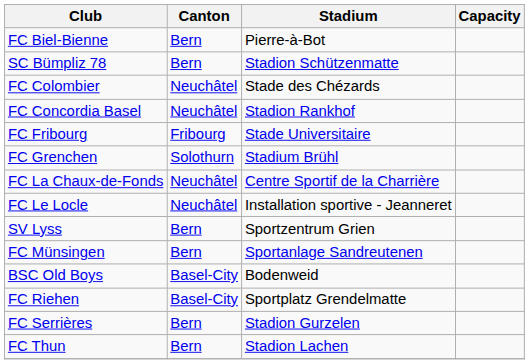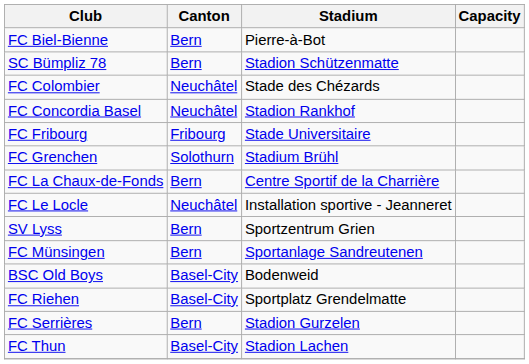(204, 181) Neuchâtel -> (186, 181) Bern
(186, 346) Bern -> (204, 346) Basel-City
